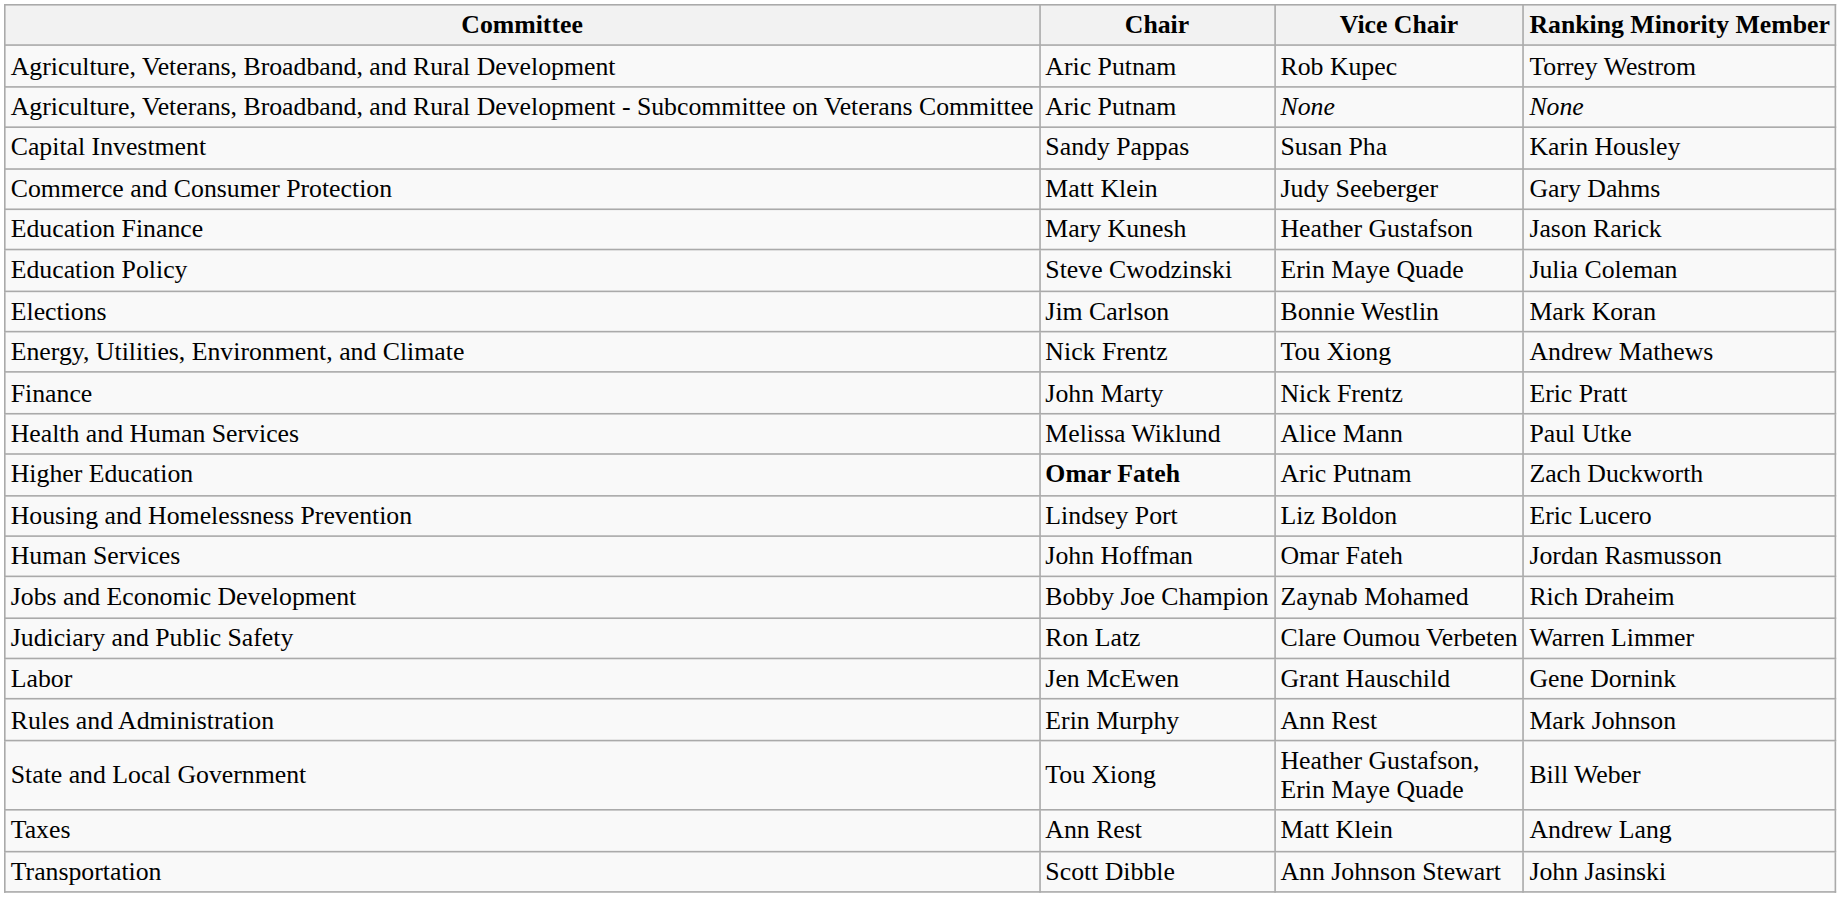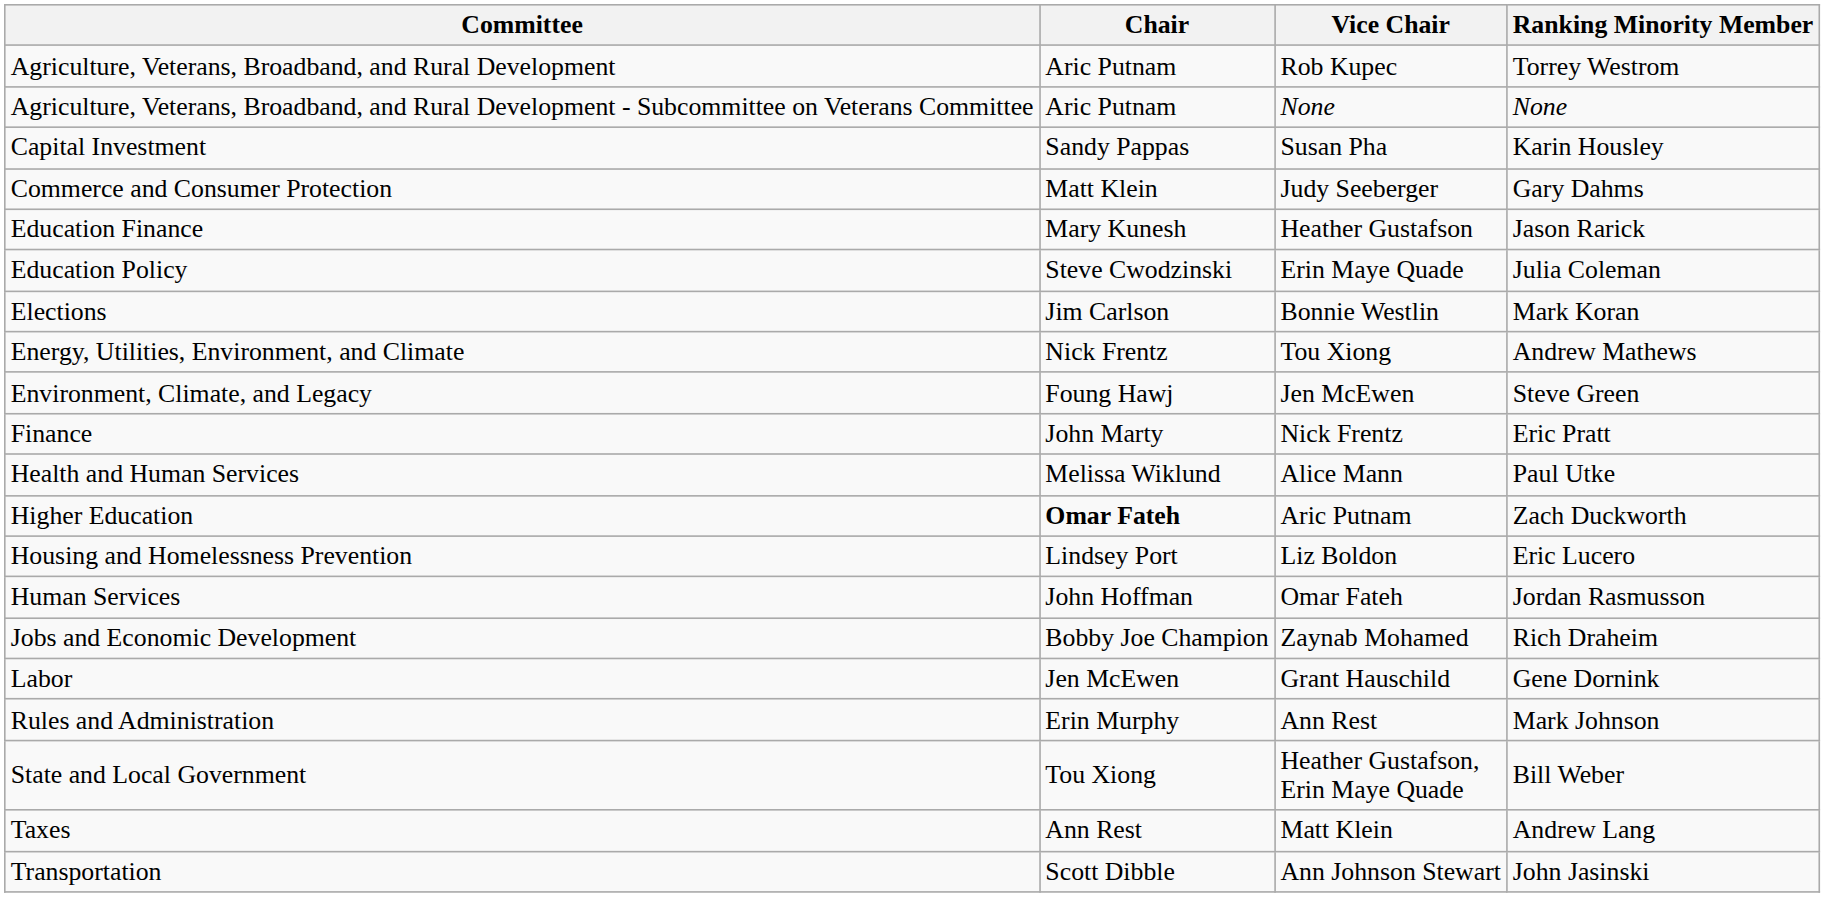+ row: (191, 392)
- row: (152, 637)
